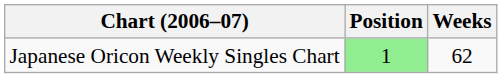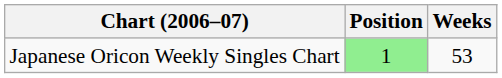(462, 55) 62 -> (462, 55) 53
